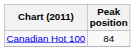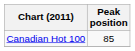(109, 38) 84 -> (109, 38) 85
